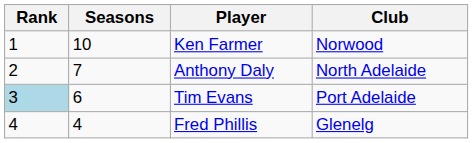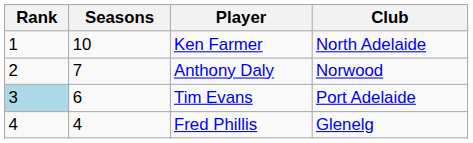(350, 44) Norwood -> (371, 44) North Adelaide
(371, 71) North Adelaide -> (350, 71) Norwood
